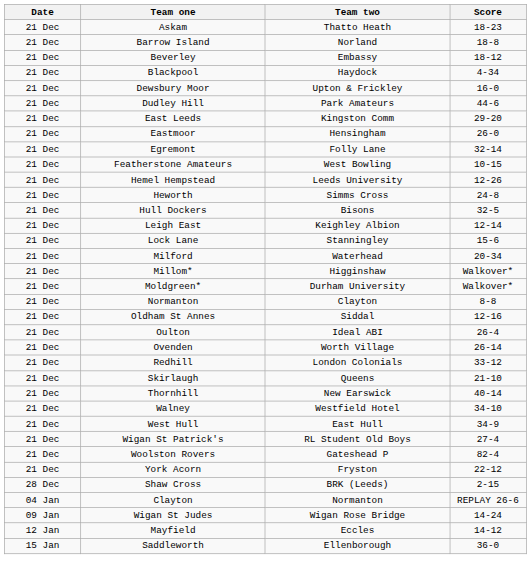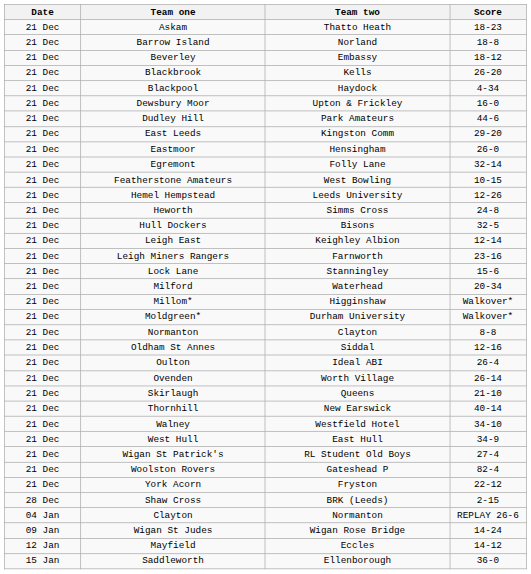+ row: (173, 73)
+ row: (173, 256)
- row: (173, 363)
